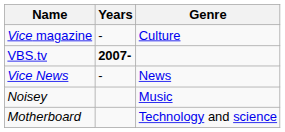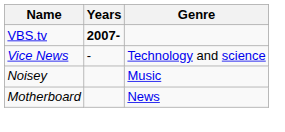- row: (50, 35)
(155, 76) News -> (197, 55) Technology and science
(208, 117) Technology and science -> (144, 96) News
